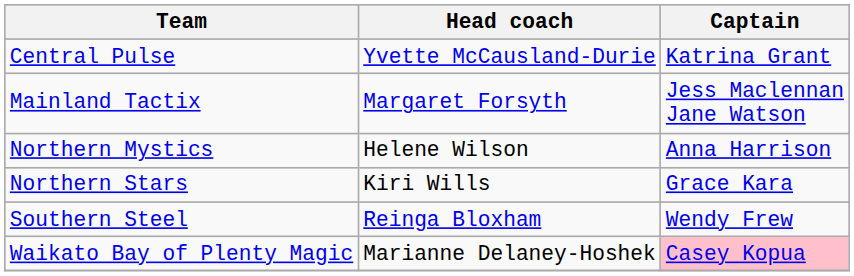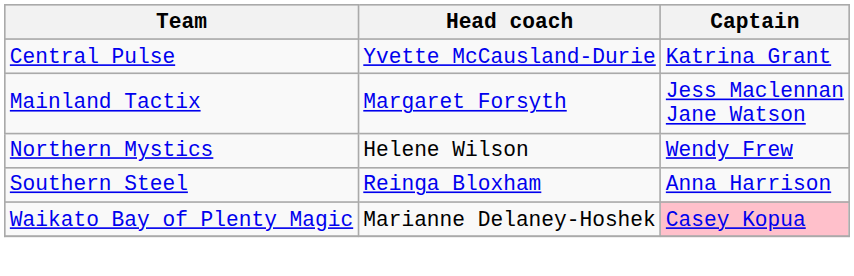(749, 150) Anna Harrison -> (729, 150) Wendy Frew
- row: (99, 185)
(729, 219) Wendy Frew -> (749, 185) Anna Harrison
